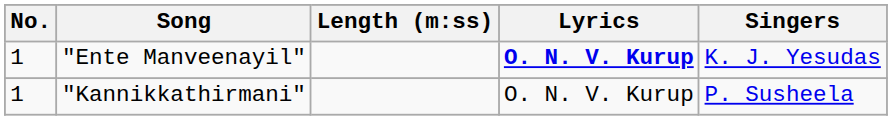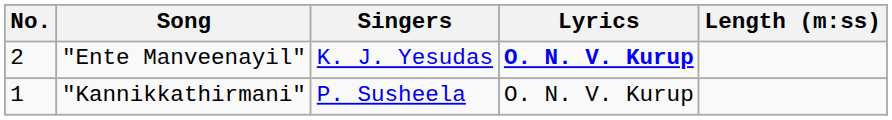columns swapped: (793, 24) <-> (405, 24)
(17, 60) 1 -> (17, 60) 2
